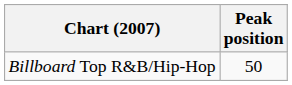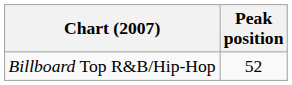(254, 66) 50 -> (254, 66) 52
